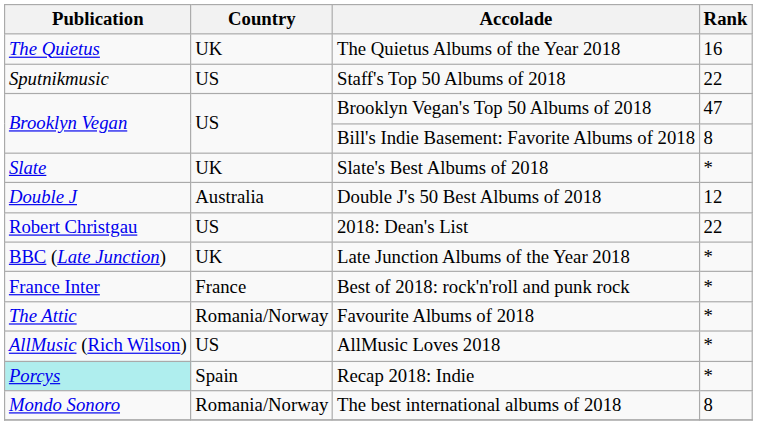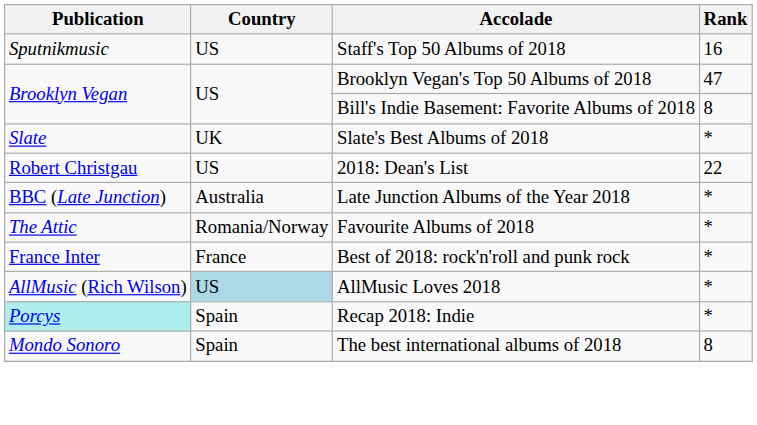- row: (479, 49)
(713, 78) 22 -> (713, 49) 16
- row: (469, 197)
(209, 256) UK -> (230, 197) Australia
rows swapped: (436, 316) <-> (483, 286)
(207, 345) no background -> (207, 286) lightblue background
(262, 405) Romania/Norway -> (217, 345) Spain
